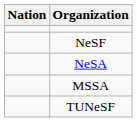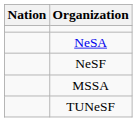rows swapped: (91, 63) <-> (91, 42)
